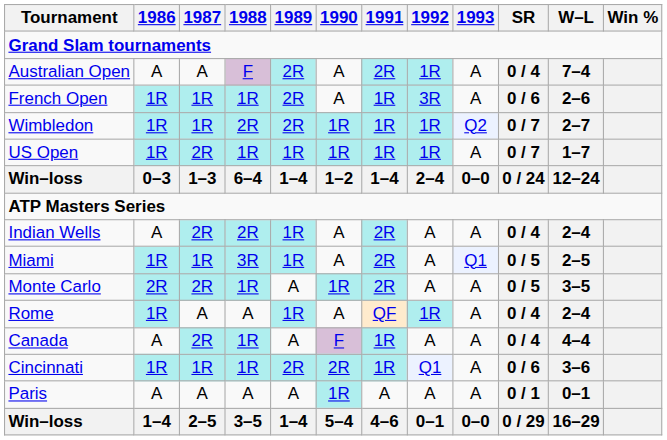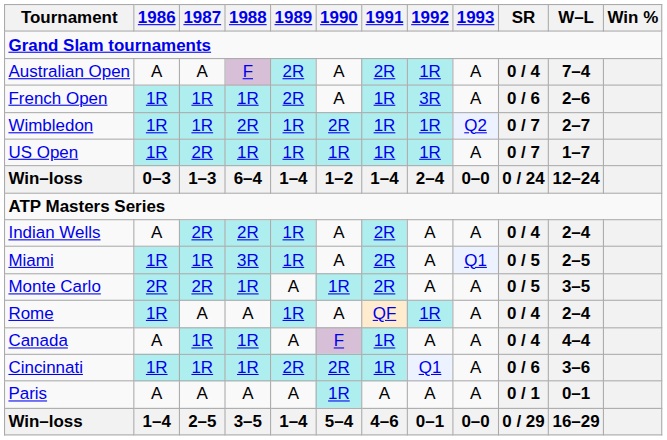(293, 125) 2R -> (293, 125) 1R
(339, 125) 1R -> (339, 125) 2R
(202, 340) 2R -> (202, 340) 1R
